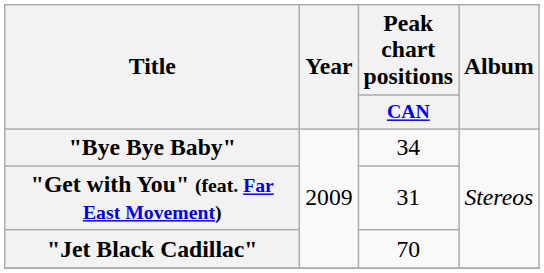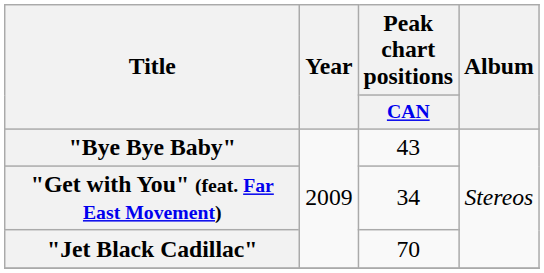(408, 147) 34 -> (408, 147) 43
(408, 198) 31 -> (408, 198) 34
